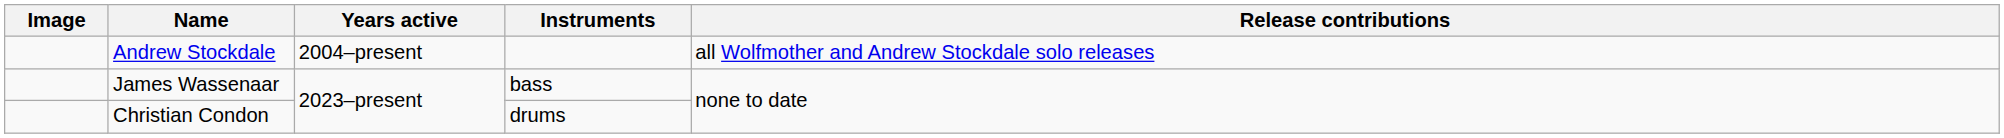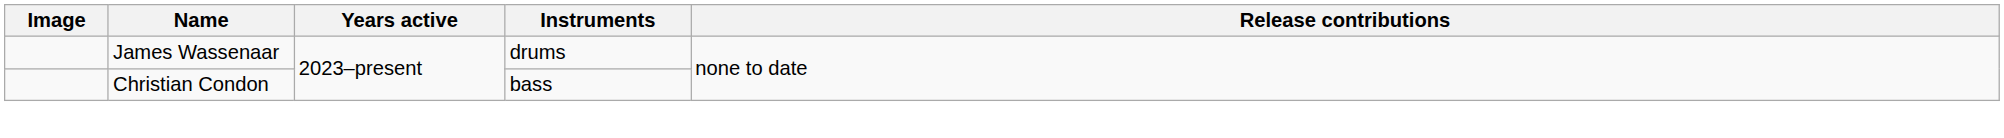- row: (194, 52)
(531, 84) bass -> (538, 52) drums
(538, 116) drums -> (531, 84) bass
